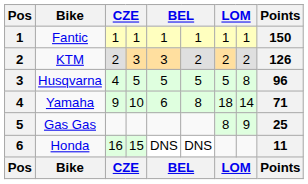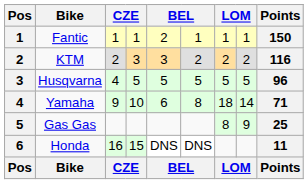(164, 37) 1 -> (164, 37) 2
(280, 59) 126 -> (280, 59) 116
(247, 80) 8 -> (247, 80) 5
